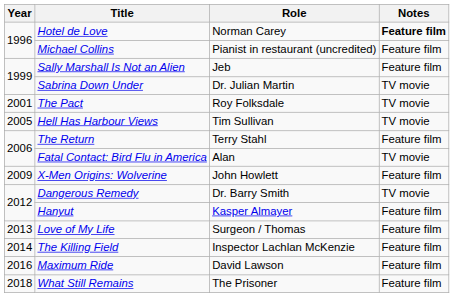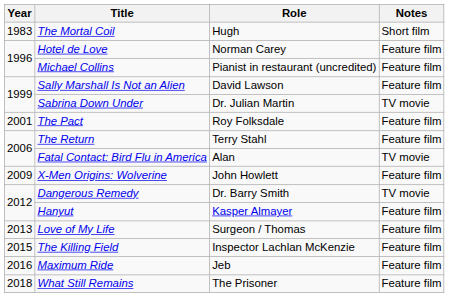+ row: (76, 31)
(414, 31) bold -> (412, 49) normal
(221, 67) Jeb -> (248, 85) David Lawson
(406, 103) TV movie -> (412, 121) Feature film
- row: (98, 121)
(20, 247) 2014 -> (20, 247) 2015
(248, 265) David Lawson -> (221, 265) Jeb
